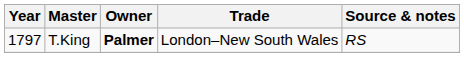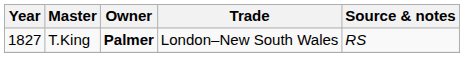(25, 40) 1797 -> (25, 40) 1827
